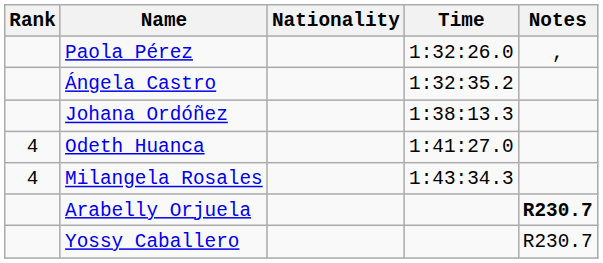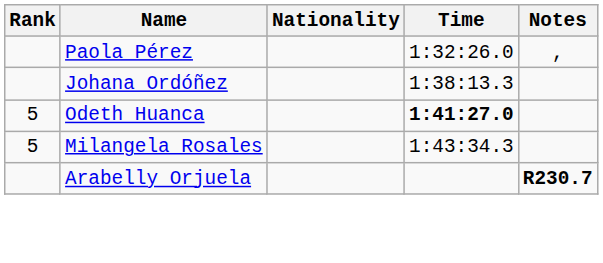- row: (141, 84)
(33, 147) 4 -> (33, 115) 5
(461, 147) normal -> (461, 115) bold
(33, 178) 4 -> (33, 147) 5
- row: (152, 242)
